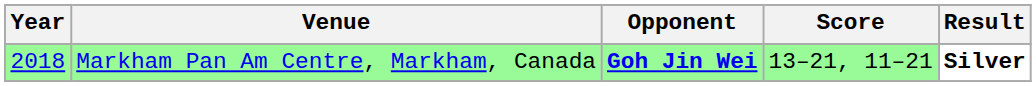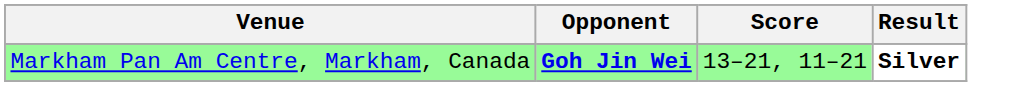- column: (38, 24)
